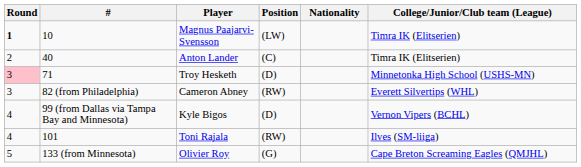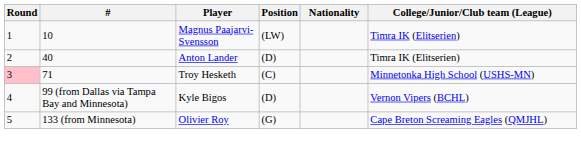(9, 35) bold -> (9, 35) normal
(269, 58) (C) -> (269, 58) (D)
(269, 74) (D) -> (268, 74) (C)
- row: (213, 91)
- row: (203, 137)
